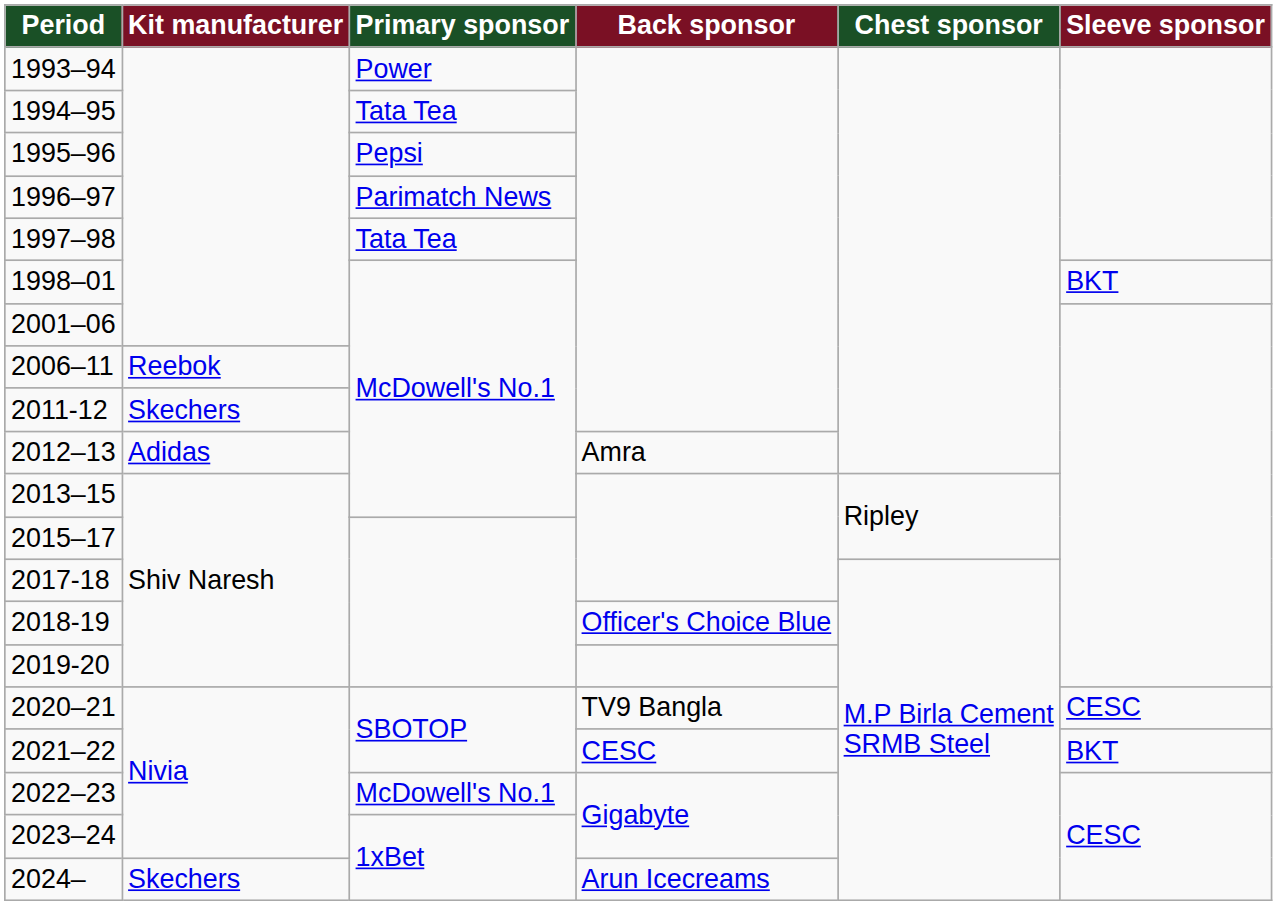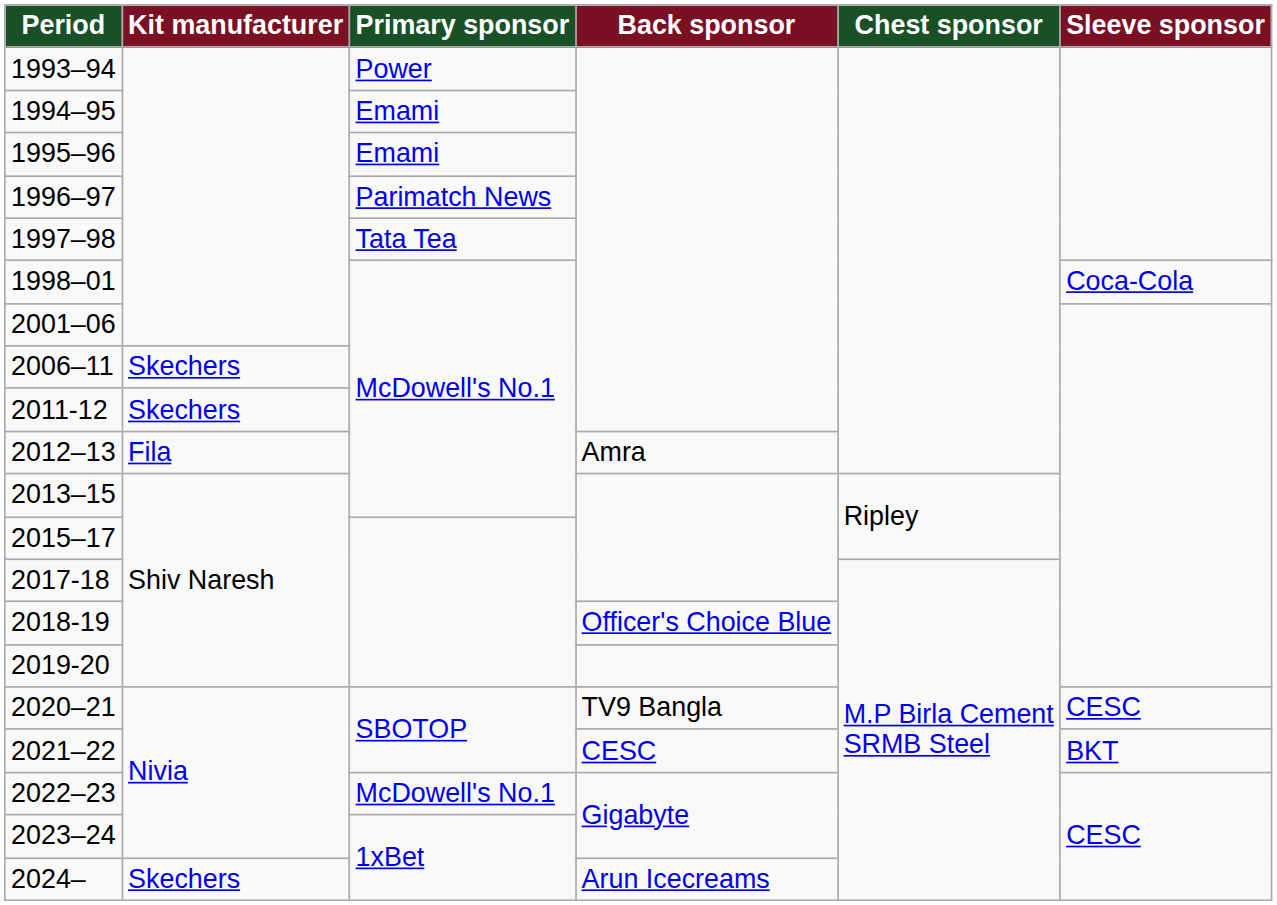(406, 111) Tata Tea -> (397, 111) Emami
(389, 153) Pepsi -> (397, 153) Emami
(1092, 281) BKT -> (1130, 281) Coca-Cola
(174, 366) Reebok -> (184, 366) Skechers
(169, 452) Adidas -> (150, 452) Fila
